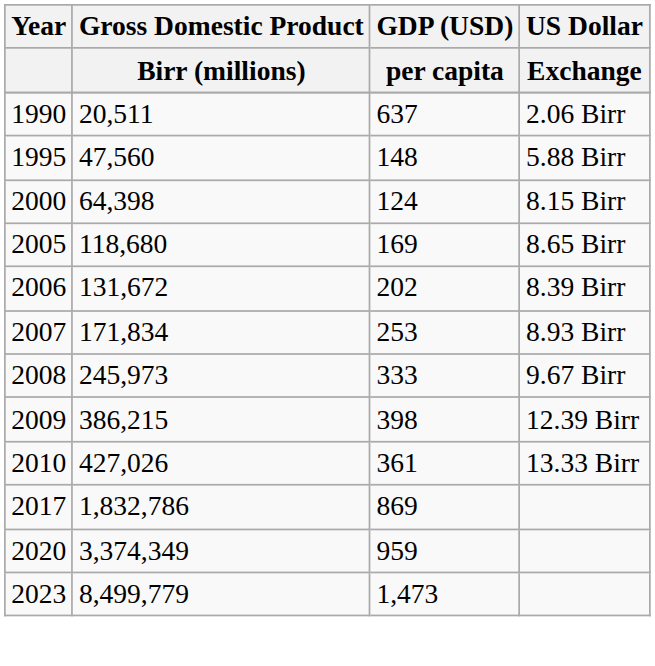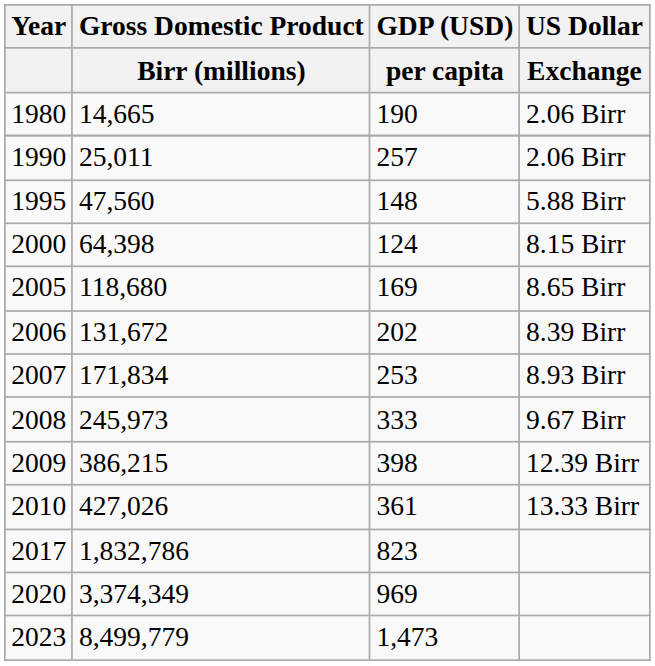+ row: (39, 113)
(116, 113) 20,511 -> (116, 157) 25,011
(397, 113) 637 -> (397, 157) 257
(397, 506) 869 -> (397, 550) 823
(397, 550) 959 -> (397, 593) 969
